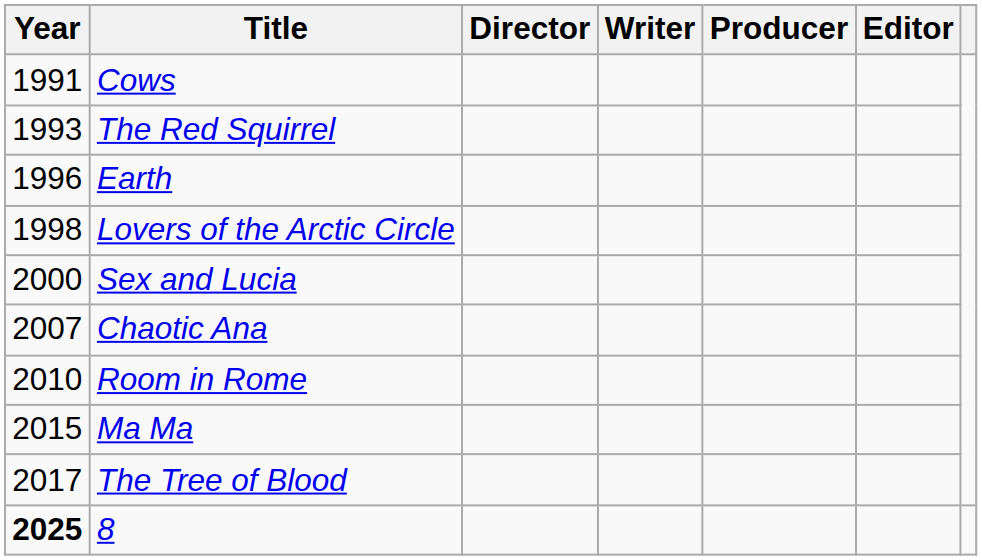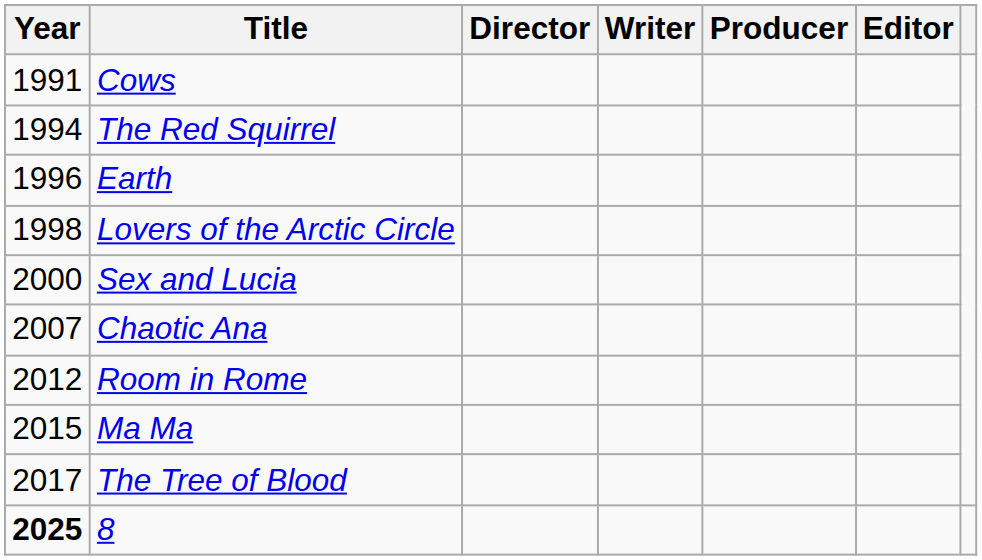(47, 129) 1993 -> (47, 129) 1994
(47, 379) 2010 -> (47, 379) 2012
